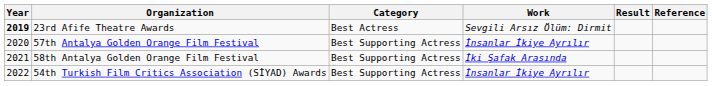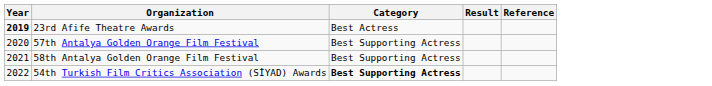- column: (538, 12)
(396, 73) normal -> (396, 73) bold
